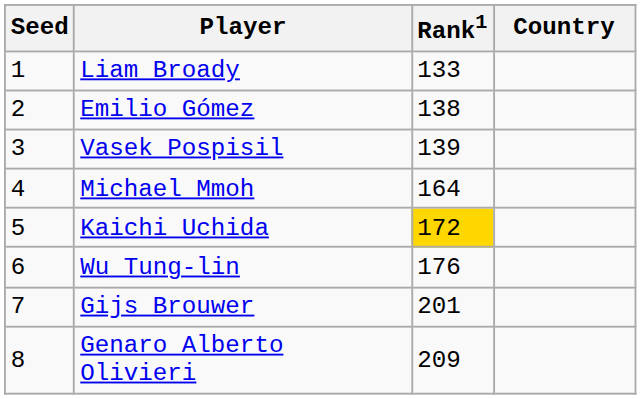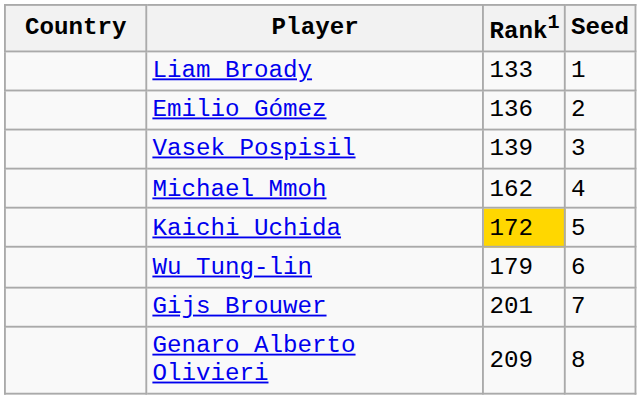columns swapped: (564, 28) <-> (40, 28)
(439, 110) 138 -> (511, 110) 136
(439, 188) 164 -> (511, 188) 162
(439, 267) 176 -> (511, 267) 179
